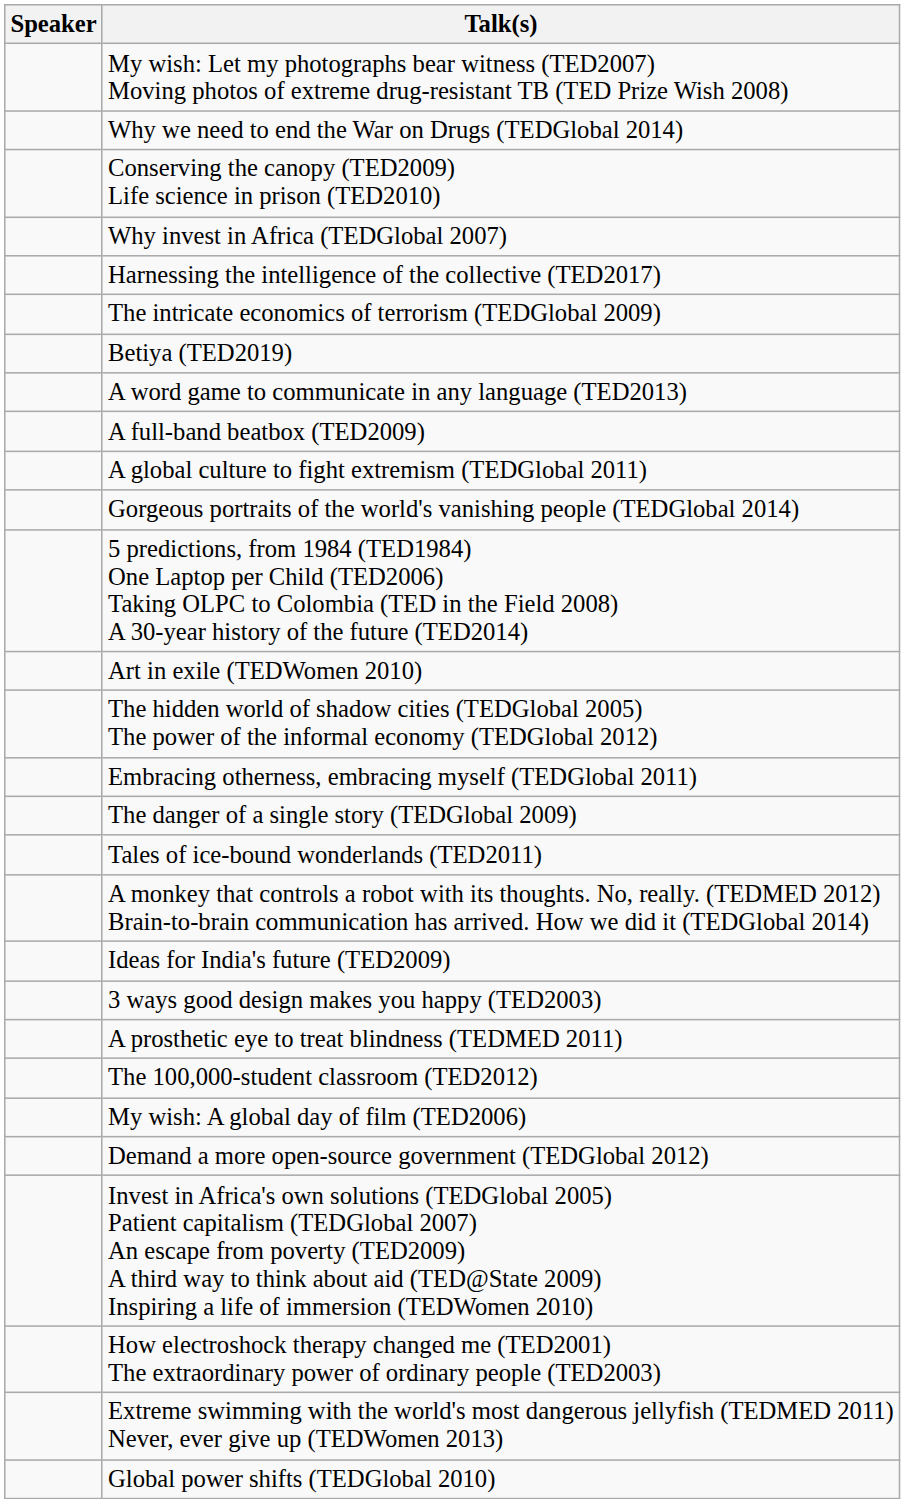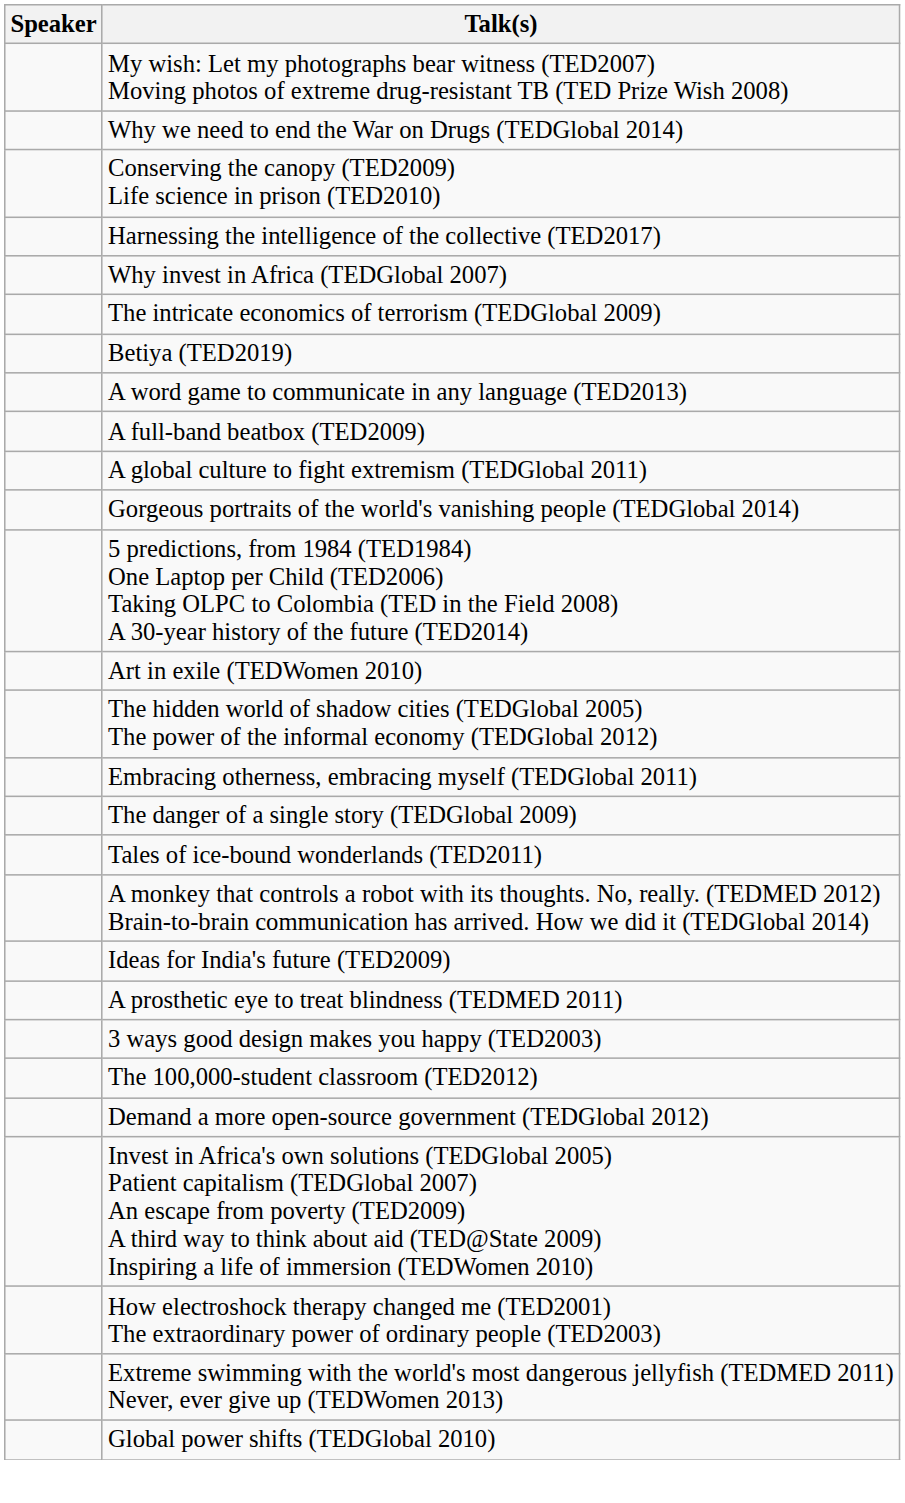rows swapped: (384, 274) <-> (308, 235)
rows swapped: (365, 1038) <-> (355, 999)
- row: (317, 1116)
